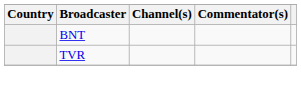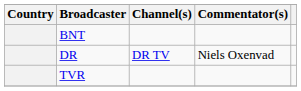+ row: (68, 55)
